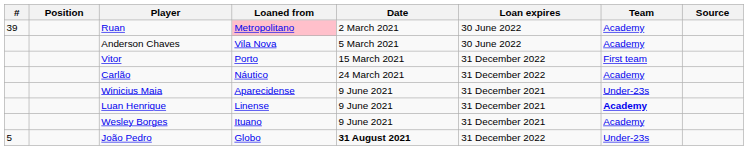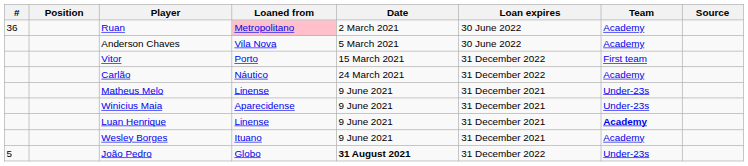(12, 28) 39 -> (12, 28) 36
+ row: (132, 91)
